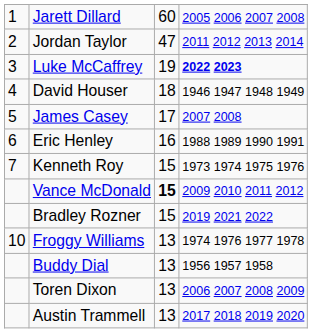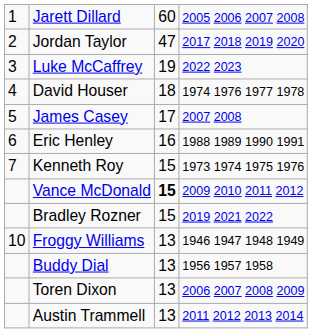(243, 42) 2011 2012 2013 2014 -> (243, 42) 2017 2018 2019 2020
(212, 67) bold -> (212, 67) normal
(243, 92) 1946 1947 1948 1949 -> (243, 92) 1974 1976 1977 1978
(243, 241) 1974 1976 1977 1978 -> (243, 241) 1946 1947 1948 1949
(243, 315) 2017 2018 2019 2020 -> (243, 315) 2011 2012 2013 2014
